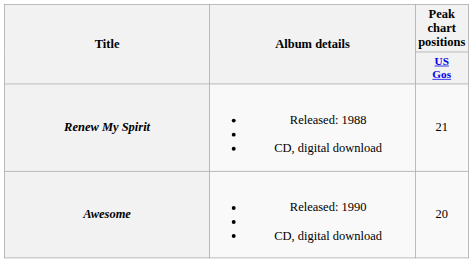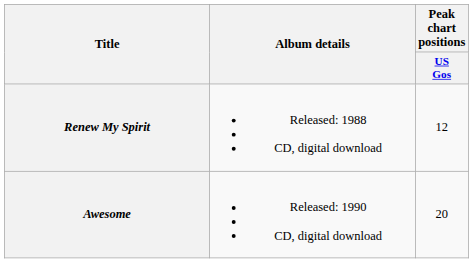(442, 127) 21 -> (442, 127) 12
